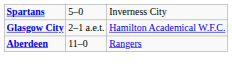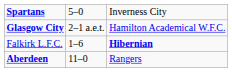+ row: (35, 43)
